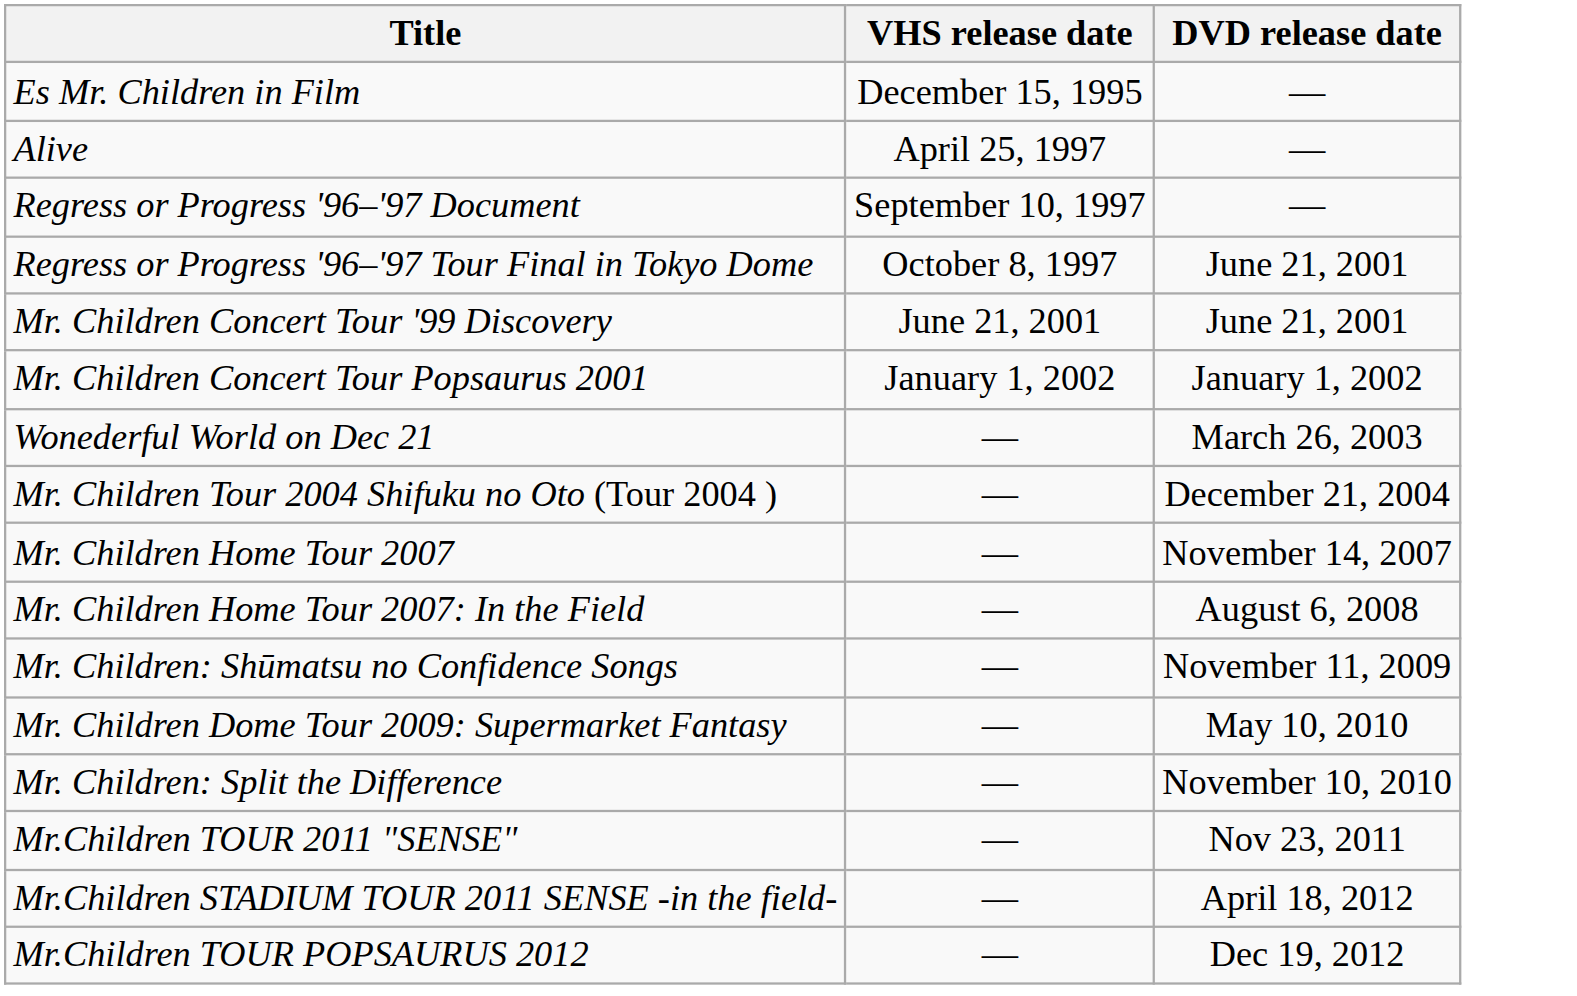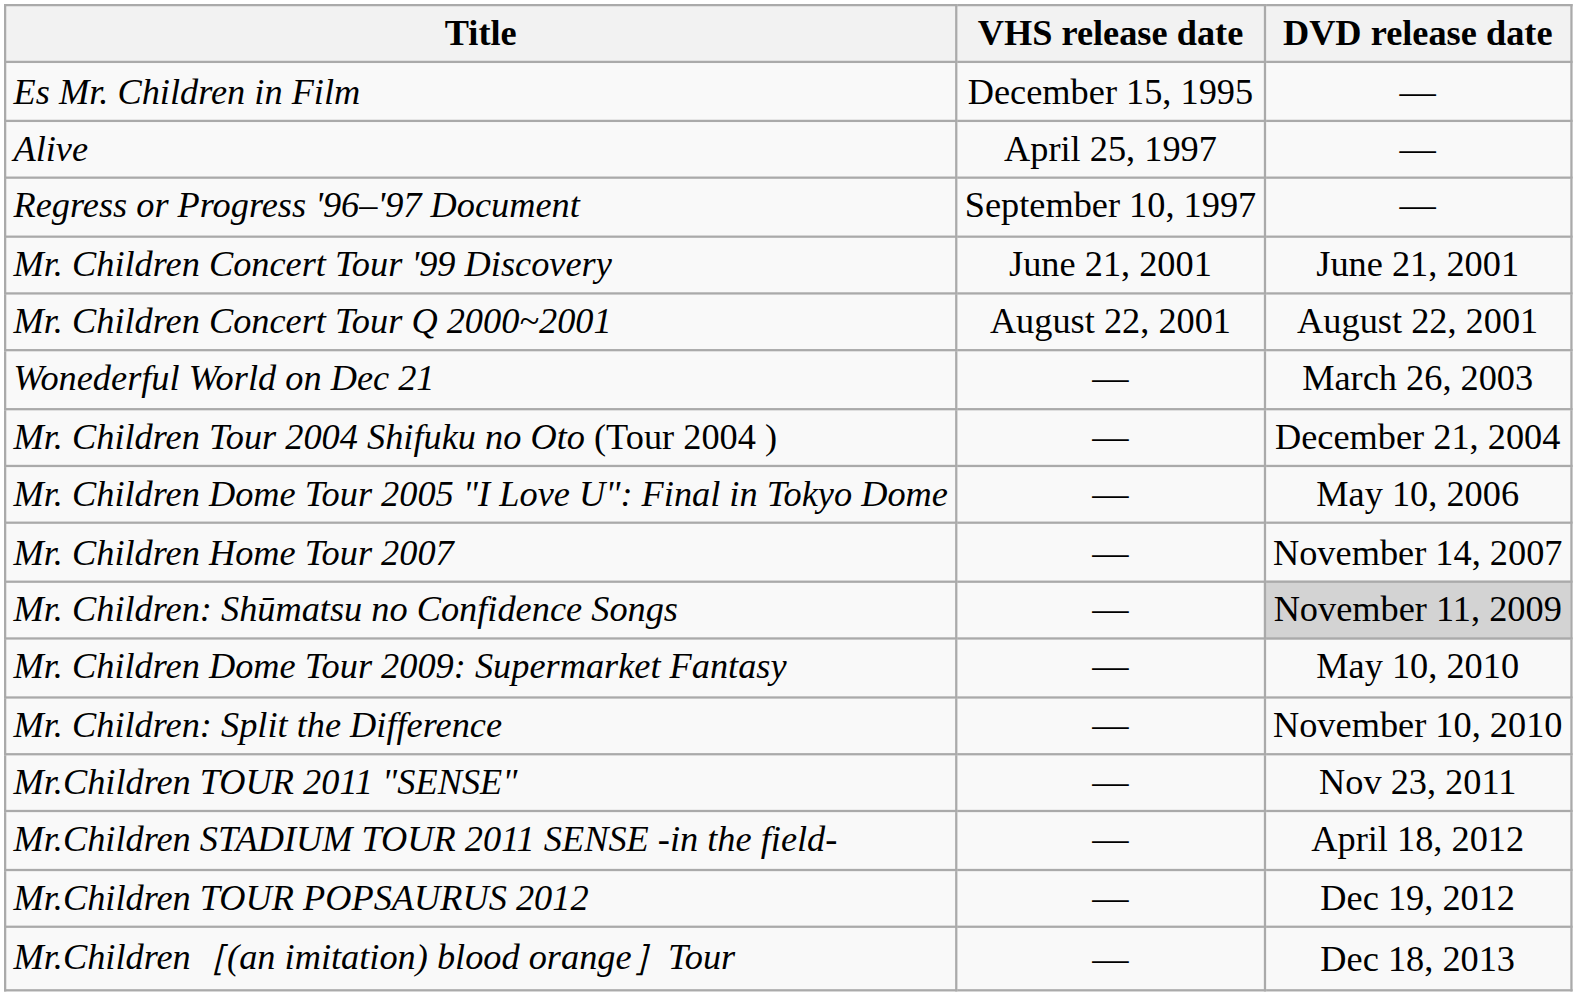- row: (413, 263)
+ row: (313, 321)
- row: (331, 378)
+ row: (481, 494)
- row: (329, 609)
(1307, 666) no background -> (1418, 609) lightgrey background
+ row: (374, 957)
